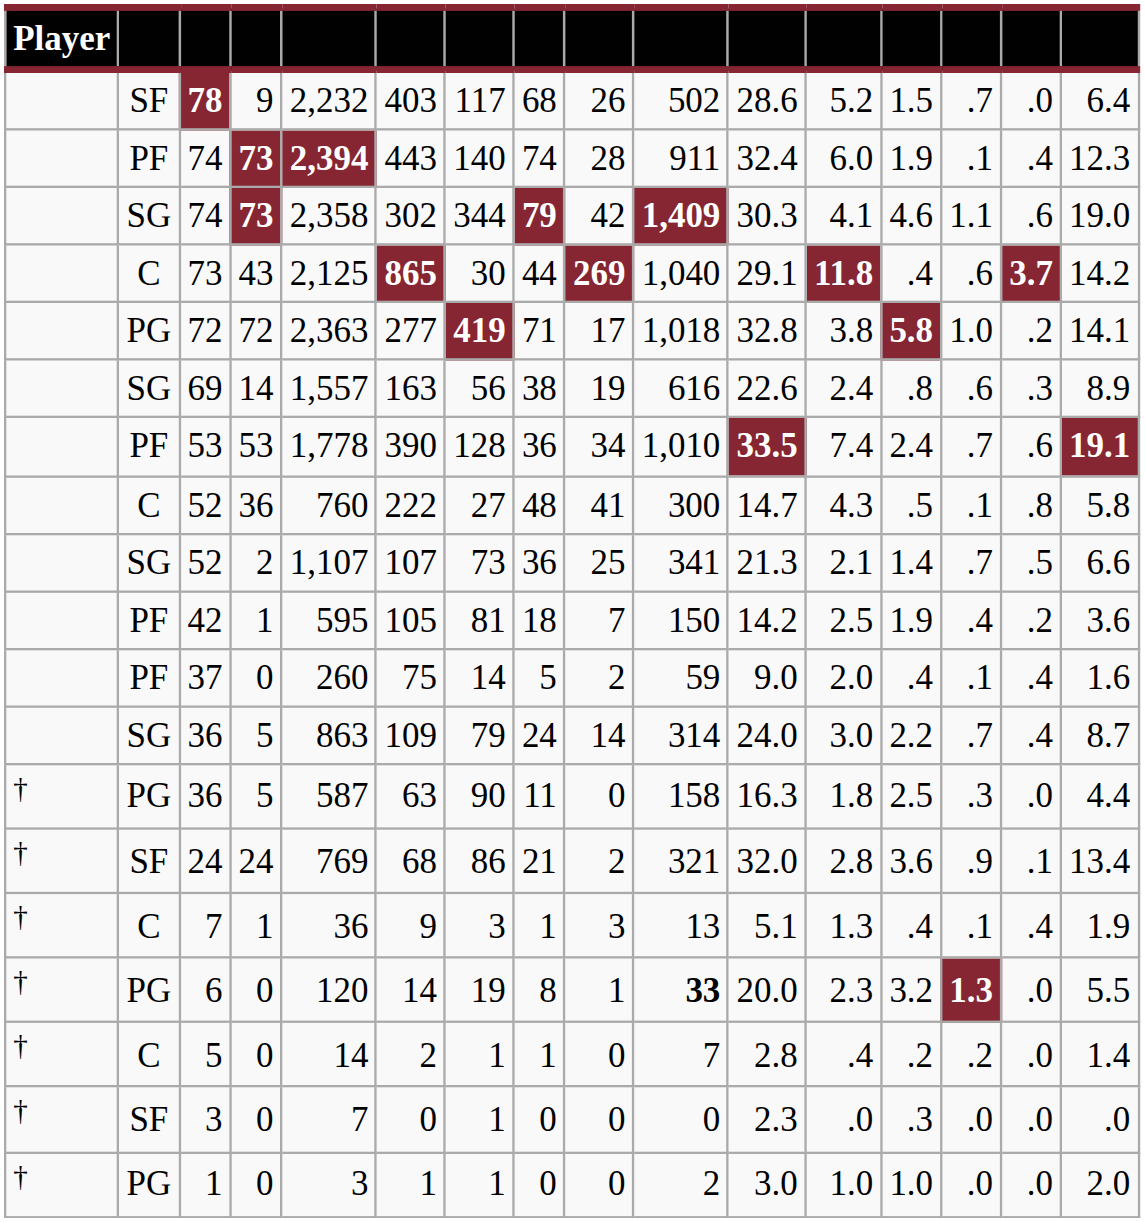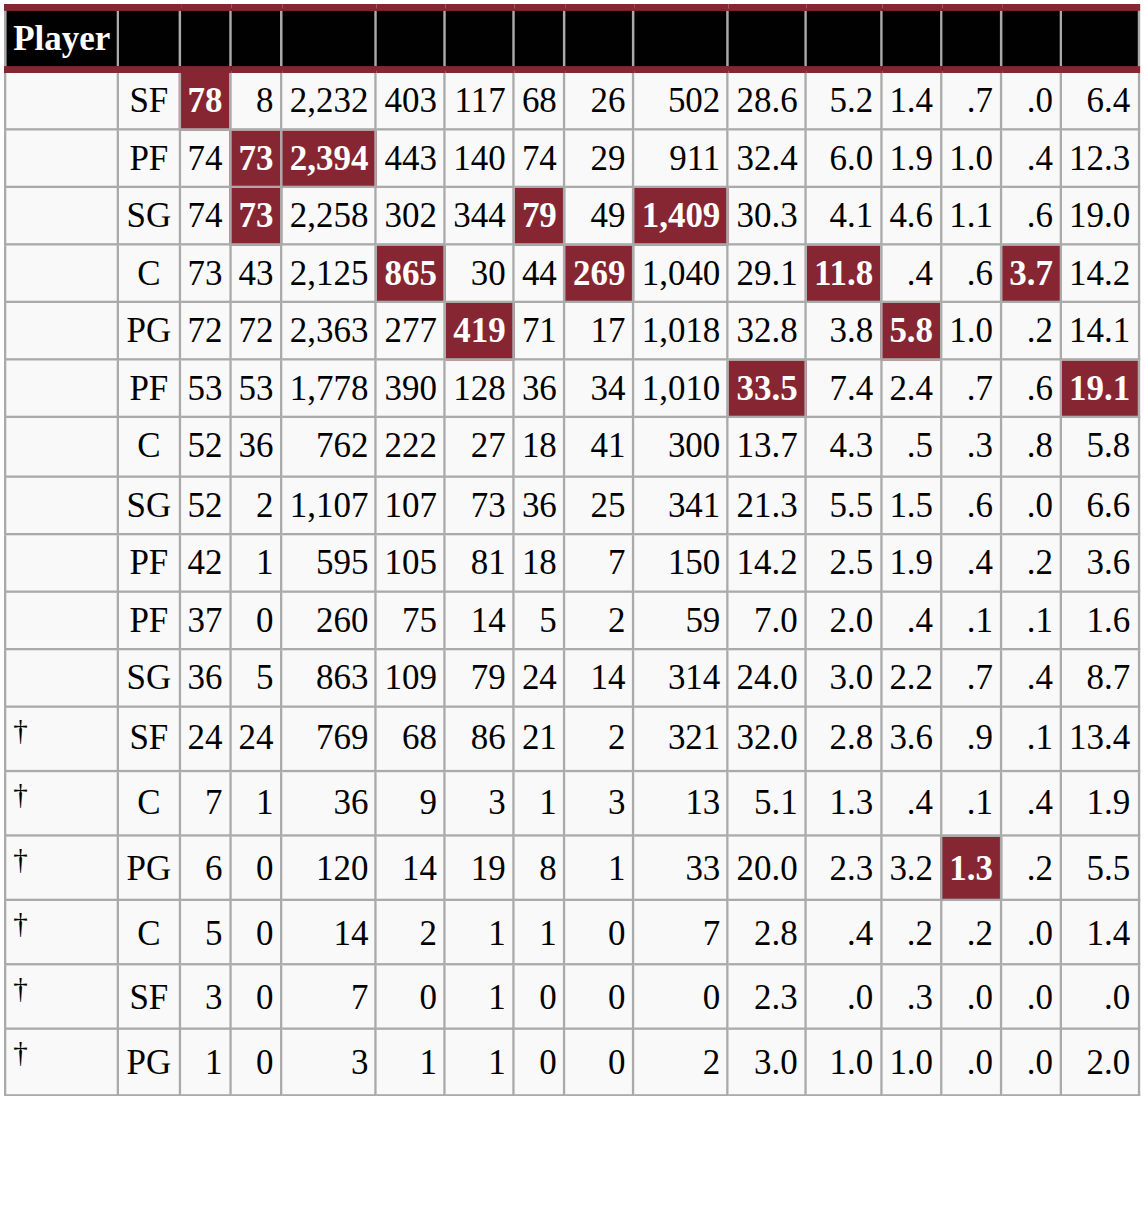(265, 100) 9 -> (265, 100) 8
(911, 100) 1.5 -> (911, 100) 1.4
(608, 157) 28 -> (608, 157) 29
(980, 157) .1 -> (971, 157) 1.0
(329, 215) 2,358 -> (329, 215) 2,258
(608, 215) 42 -> (608, 215) 49
- row: (149, 388)
(342, 503) 760 -> (342, 446) 762
(539, 503) 48 -> (539, 446) 18
(767, 503) 14.7 -> (767, 446) 13.7
(980, 503) .1 -> (980, 446) .3
(851, 561) 2.1 -> (851, 503) 5.5
(911, 561) 1.4 -> (911, 503) 1.5
(980, 561) .7 -> (980, 503) .6
(1040, 561) .5 -> (1040, 503) .0
(776, 676) 9.0 -> (776, 619) 7.0
(1040, 676) .4 -> (1040, 619) .1
- row: (149, 795)
(703, 989) bold -> (703, 867) normal
(1040, 989) .0 -> (1040, 867) .2
